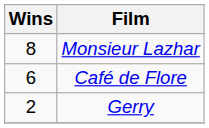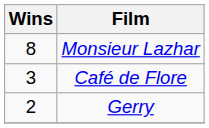(31, 78) 6 -> (31, 78) 3
